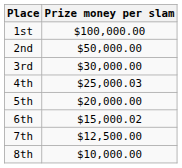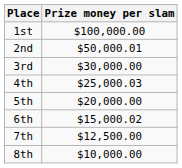(110, 48) $50,000.00 -> (110, 48) $50,000.01
